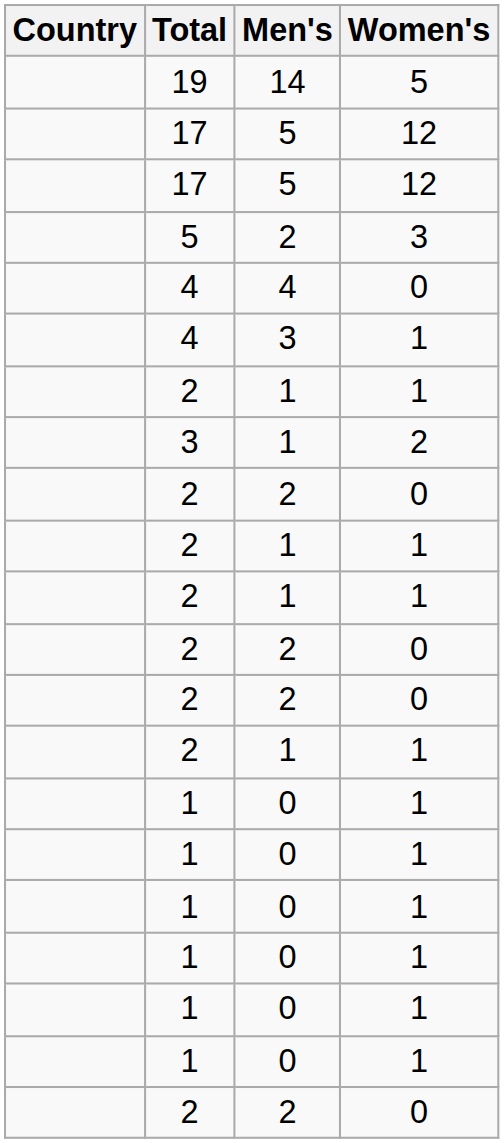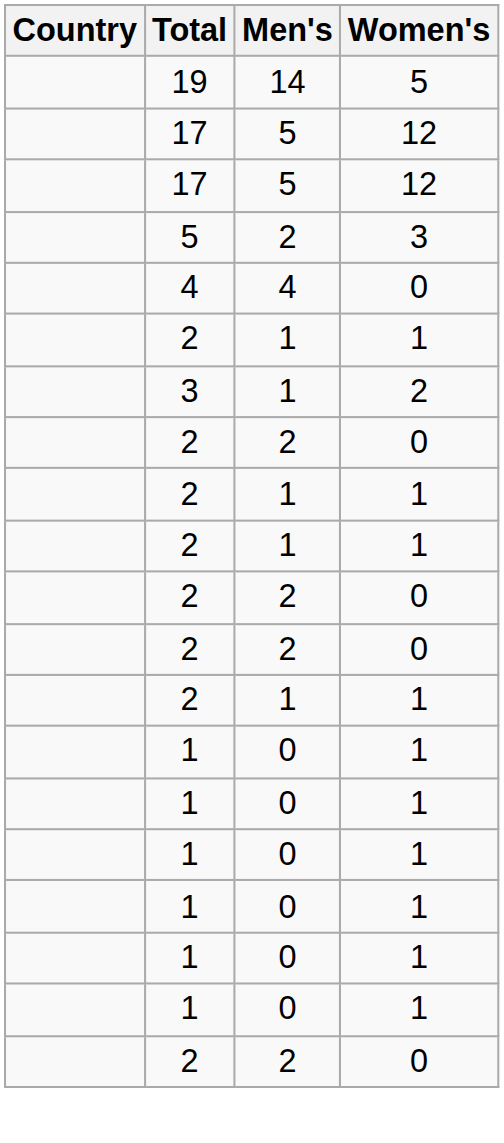- row: (190, 339)
